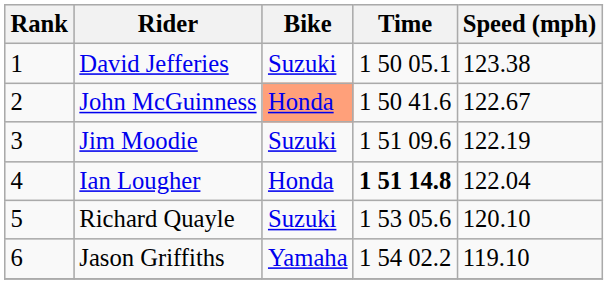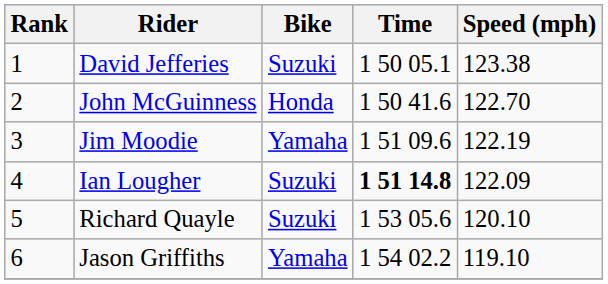(301, 102) lightsalmon background -> (301, 102) no background
(497, 102) 122.67 -> (497, 102) 122.70
(302, 141) Suzuki -> (308, 141) Yamaha
(301, 180) Honda -> (302, 180) Suzuki
(497, 180) 122.04 -> (497, 180) 122.09
